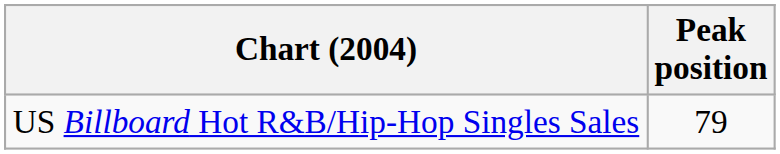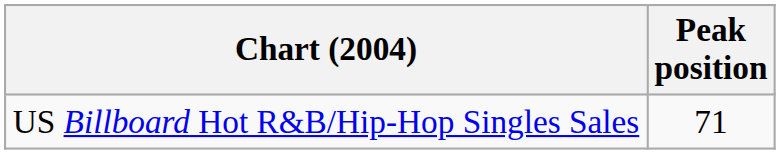(711, 121) 79 -> (711, 121) 71
